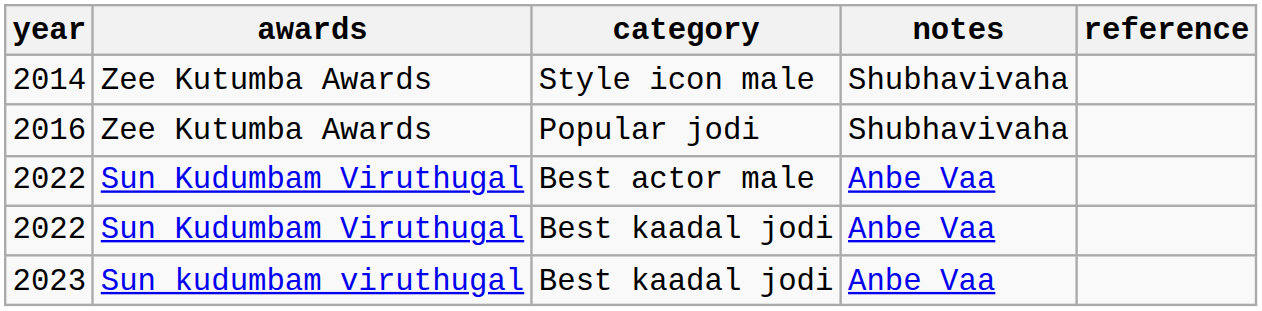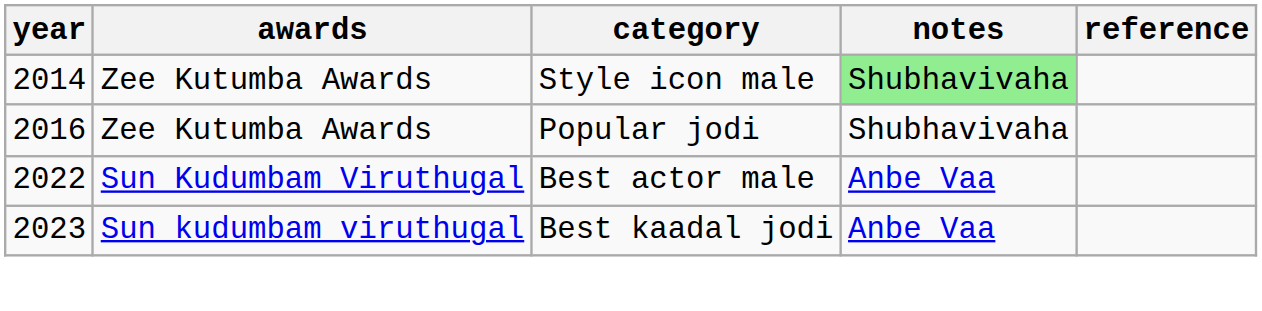(959, 80) no background -> (959, 80) lightgreen background
- row: (49, 230)
